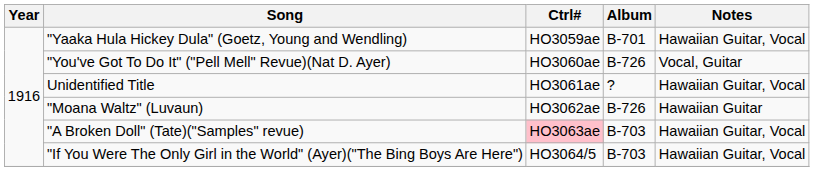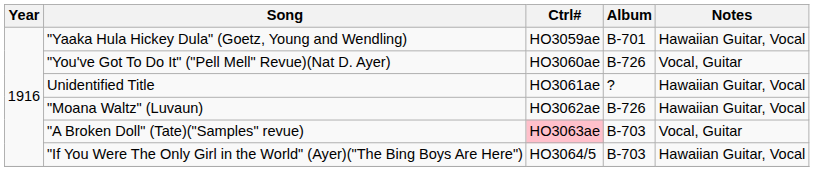(711, 108) Hawaiian Guitar -> (732, 108) Hawaiian Guitar, Vocal
(732, 131) Hawaiian Guitar, Vocal -> (700, 131) Vocal, Guitar
